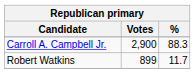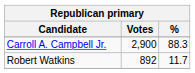(148, 61) 899 -> (148, 61) 892
